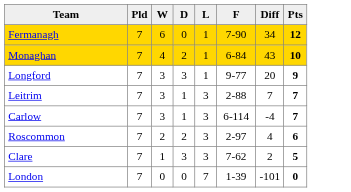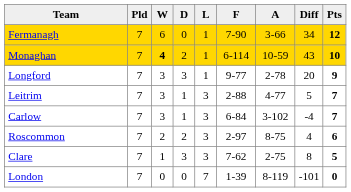+ column: (275, 14)
(162, 55) normal -> (162, 55) bold
(236, 55) 6-84 -> (236, 55) 6-114
(270, 95) 7 -> (309, 95) 5
(236, 116) 6-114 -> (236, 116) 6-84
(270, 156) 2 -> (309, 156) 8
